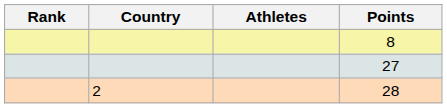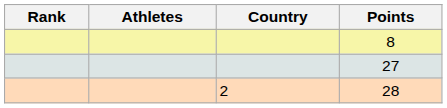columns swapped: (151, 17) <-> (276, 17)
